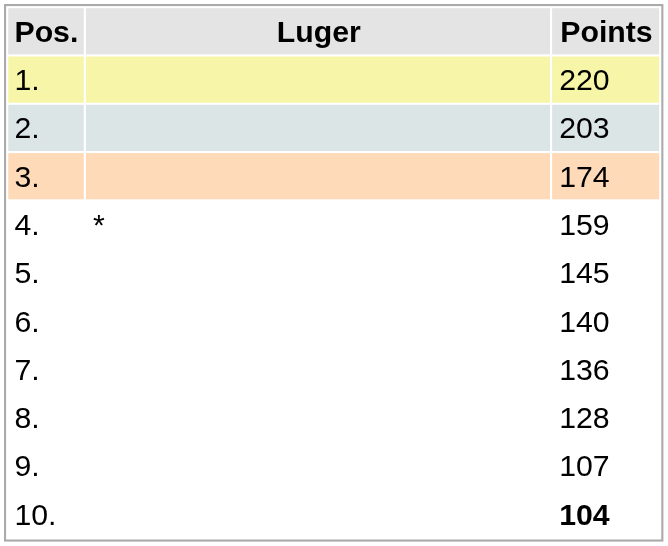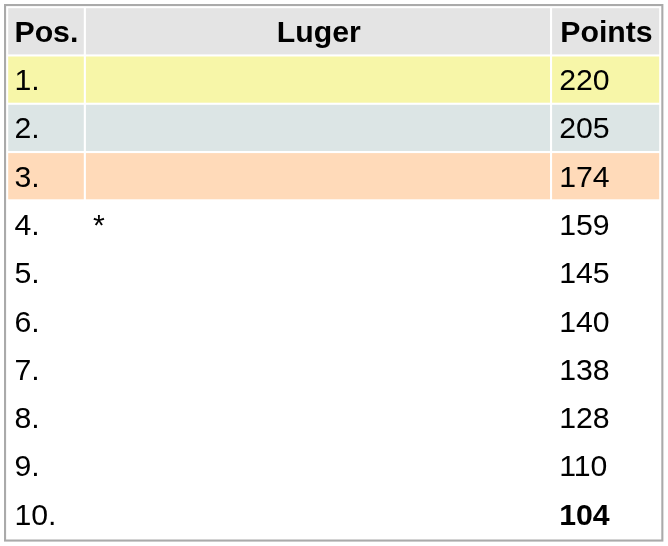(584, 128) 203 -> (584, 128) 205
(584, 369) 136 -> (584, 369) 138
(584, 466) 107 -> (583, 466) 110
